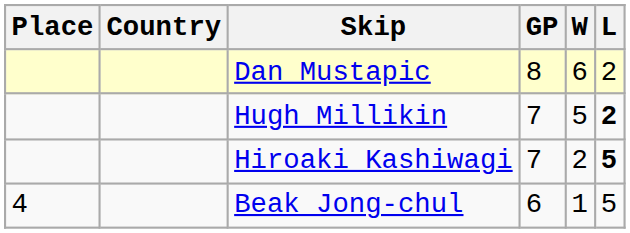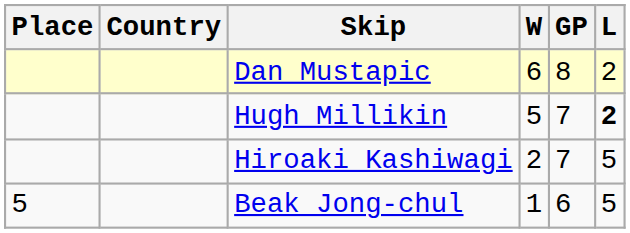columns swapped: (542, 27) <-> (580, 27)
(609, 161) bold -> (609, 161) normal
(20, 205) 4 -> (20, 205) 5
